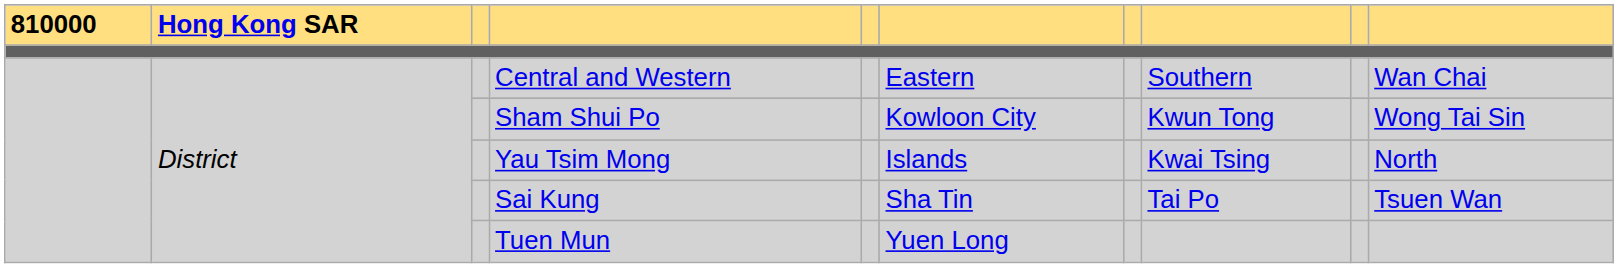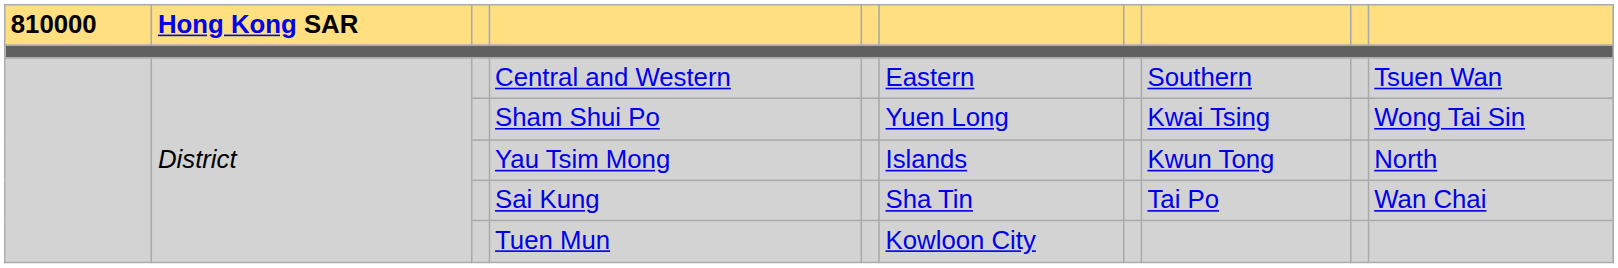(1430, 77) Wan Chai -> (1438, 77) Tsuen Wan
(961, 118) Kowloon City -> (947, 118) Yuen Long
(1211, 118) Kwun Tong -> (1209, 118) Kwai Tsing
(1209, 159) Kwai Tsing -> (1211, 159) Kwun Tong
(1438, 200) Tsuen Wan -> (1430, 200) Wan Chai
(947, 241) Yuen Long -> (961, 241) Kowloon City
